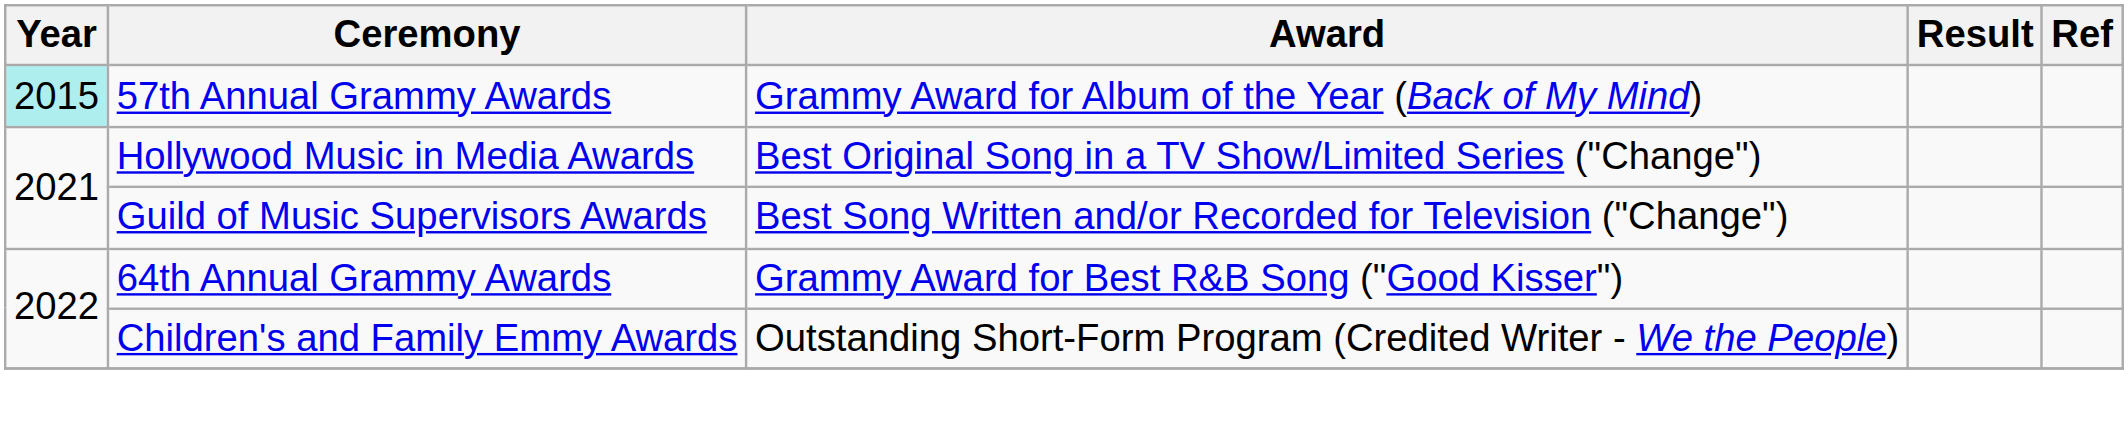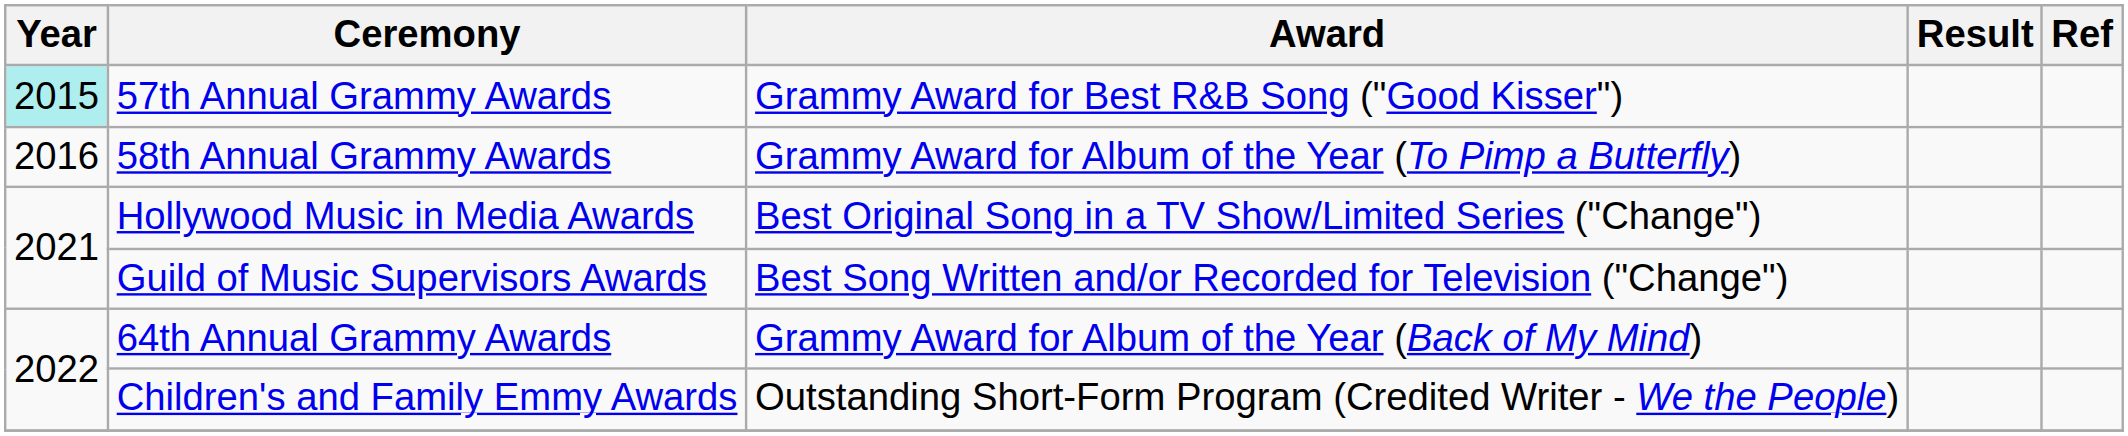(1229, 95) Grammy Award for Album of the Year (Back of My Mind) -> (1189, 95) Grammy Award for Best R&B Song ("Good Kisser")
+ row: (364, 156)
(1189, 277) Grammy Award for Best R&B Song ("Good Kisser") -> (1229, 338) Grammy Award for Album of the Year (Back of My Mind)
